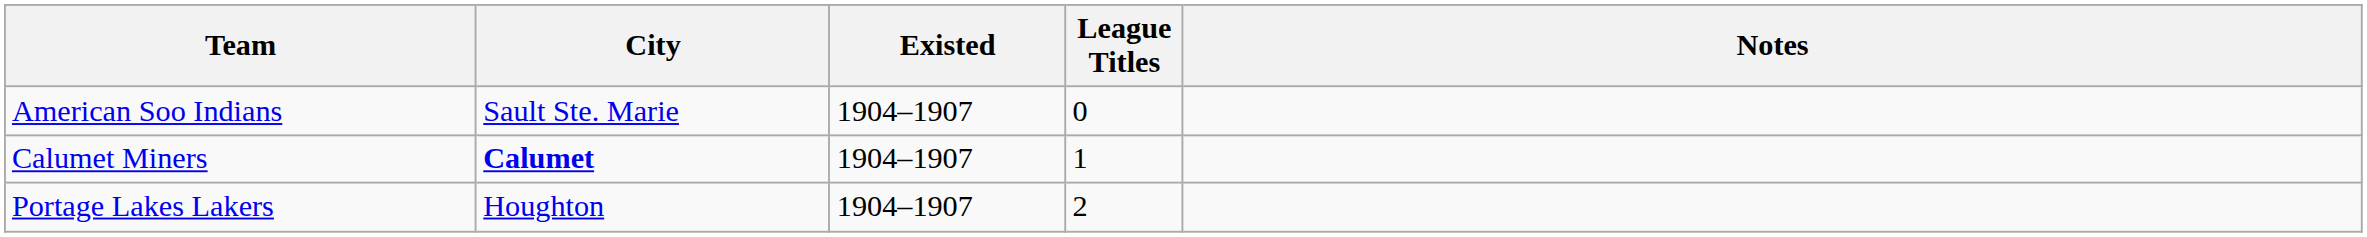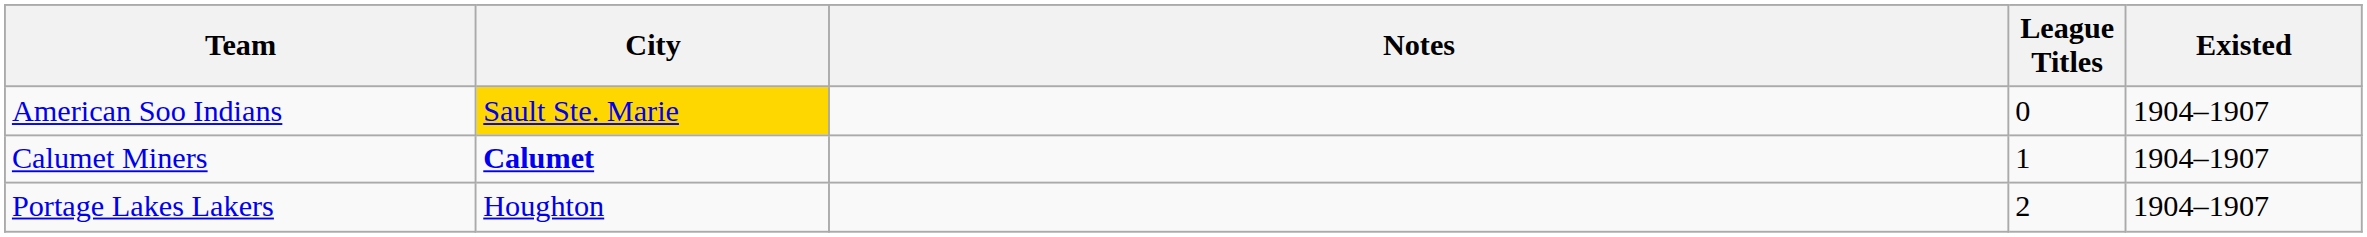columns swapped: (948, 45) <-> (1773, 45)
(581, 110) no background -> (581, 110) gold background
